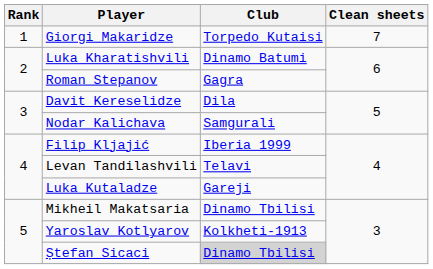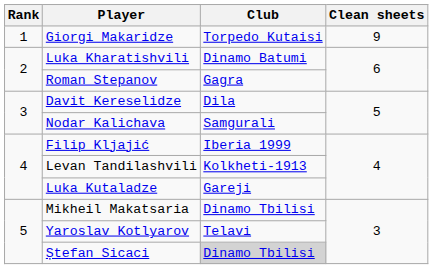(377, 37) 7 -> (377, 37) 9
(227, 167) Telavi -> (255, 167) Kolkheti-1913
(255, 231) Kolkheti-1913 -> (227, 231) Telavi
